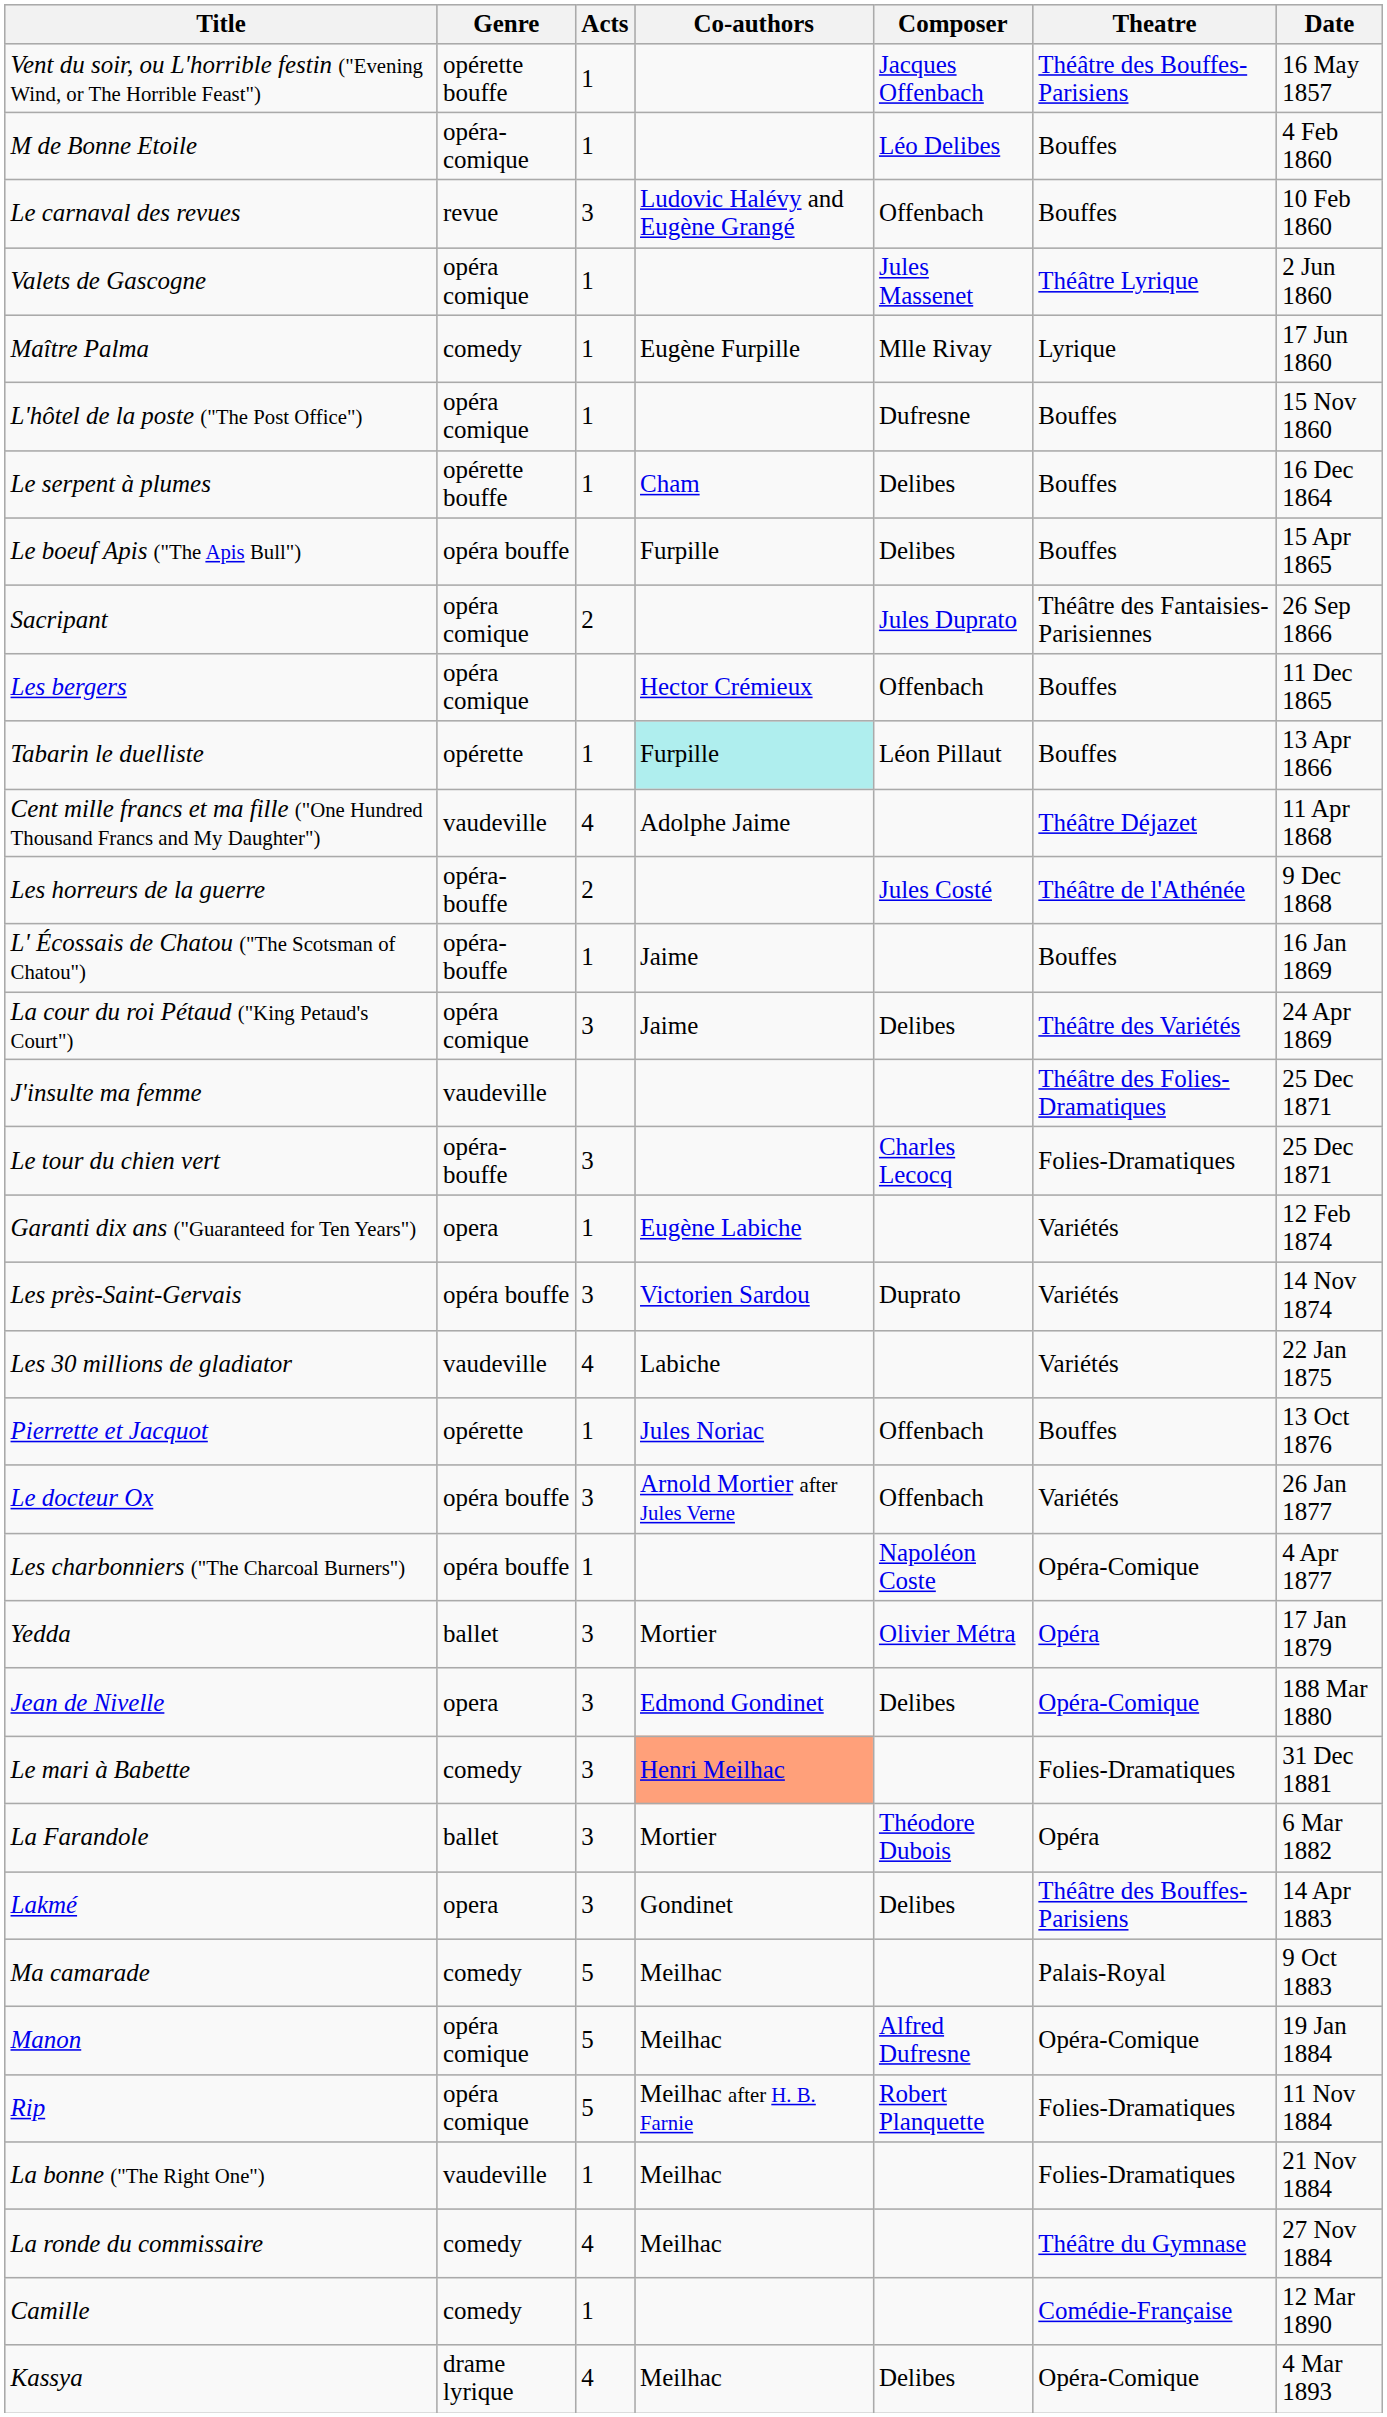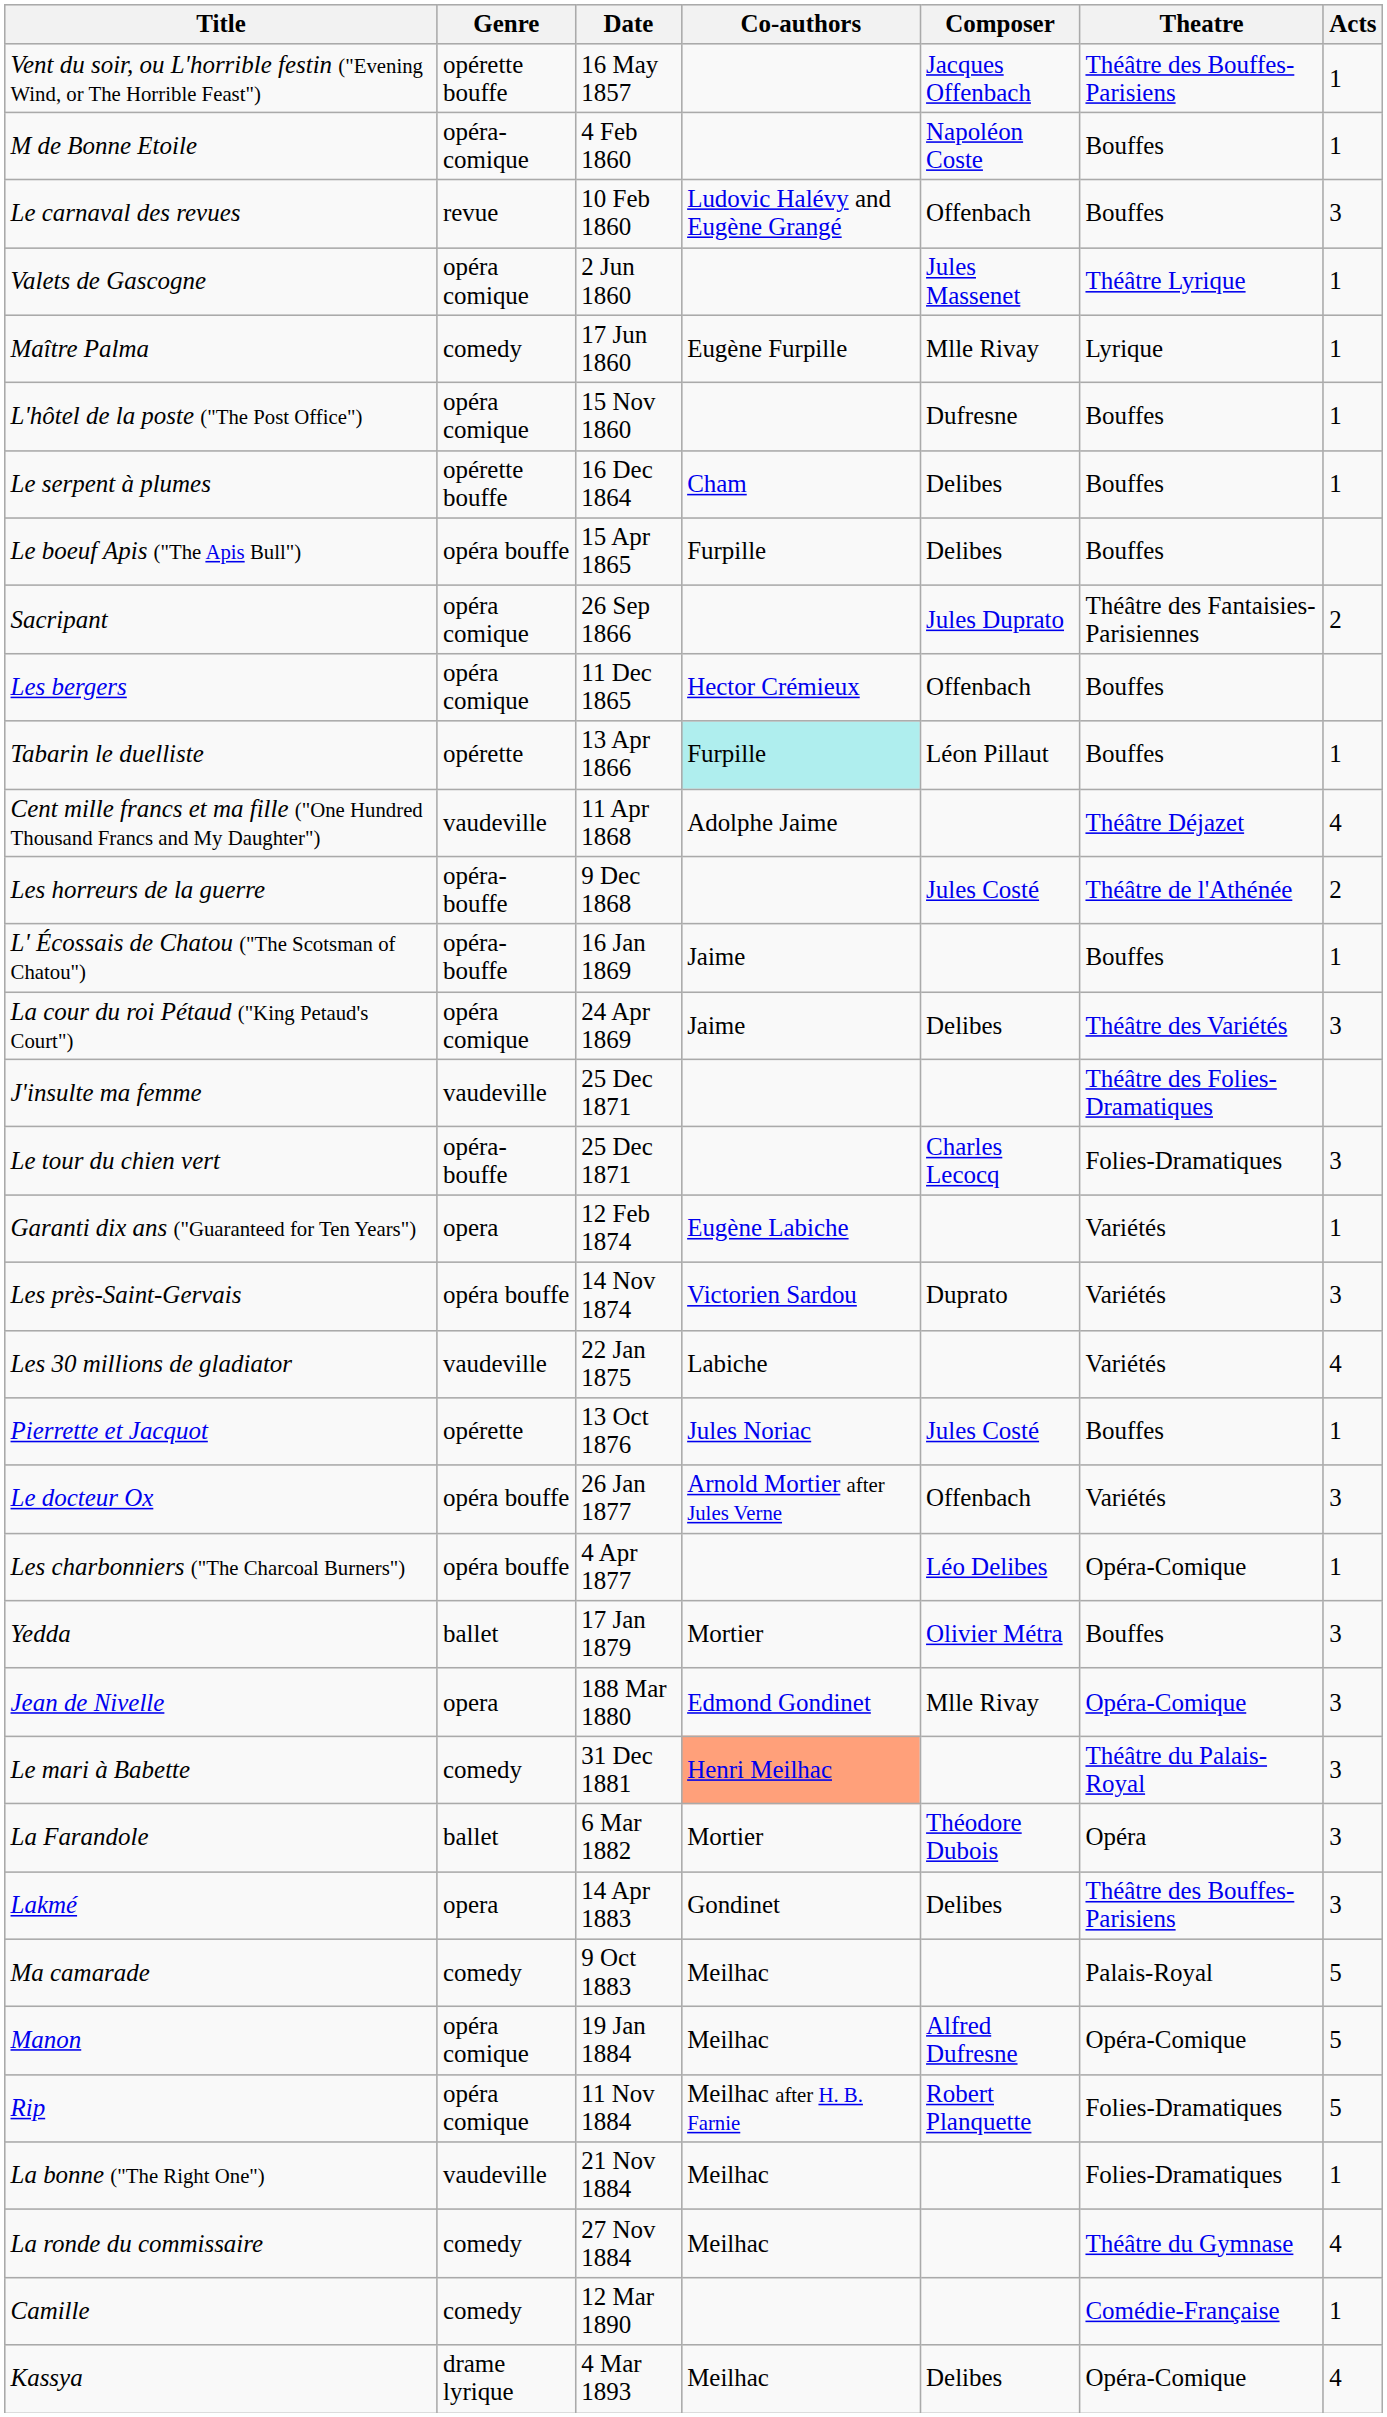columns swapped: (605, 24) <-> (1329, 24)
(940, 145) Léo Delibes -> (975, 145) Napoléon Coste
(931, 1431) Offenbach -> (983, 1431) Jules Costé
(927, 1566) Napoléon Coste -> (987, 1566) Léo Delibes
(1069, 1634) Opéra -> (1125, 1634) Bouffes
(917, 1701) Delibes -> (983, 1701) Mlle Rivay
(1137, 1769) Folies-Dramatiques -> (1176, 1769) Théâtre du Palais-Royal
